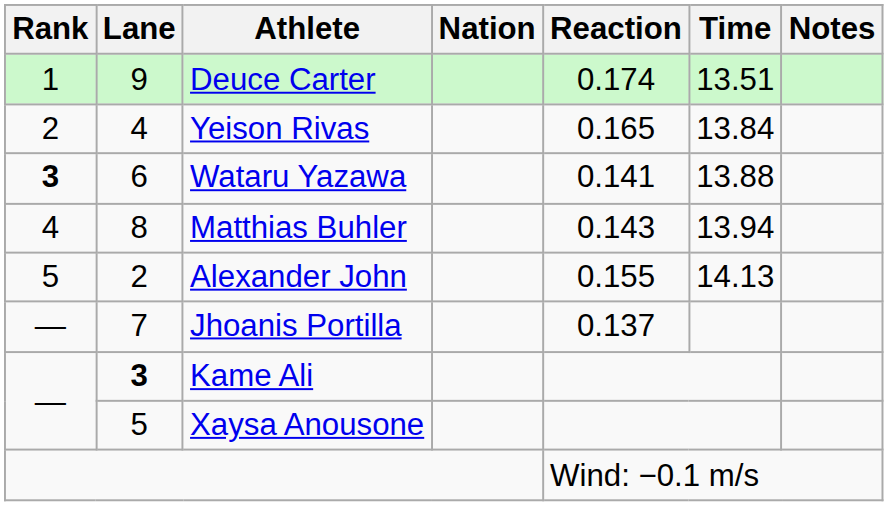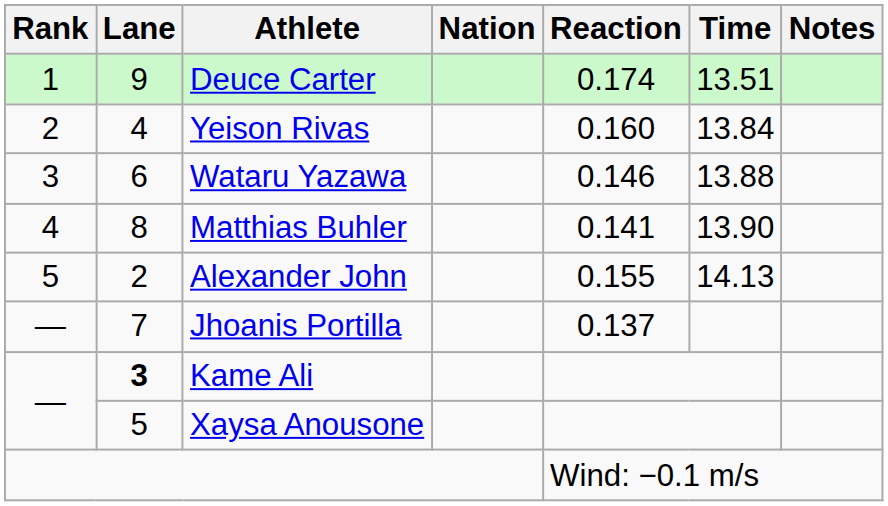(616, 128) 0.165 -> (616, 128) 0.160
(50, 177) bold -> (50, 177) normal
(616, 177) 0.141 -> (616, 177) 0.146
(616, 227) 0.143 -> (616, 227) 0.141
(735, 227) 13.94 -> (735, 227) 13.90
